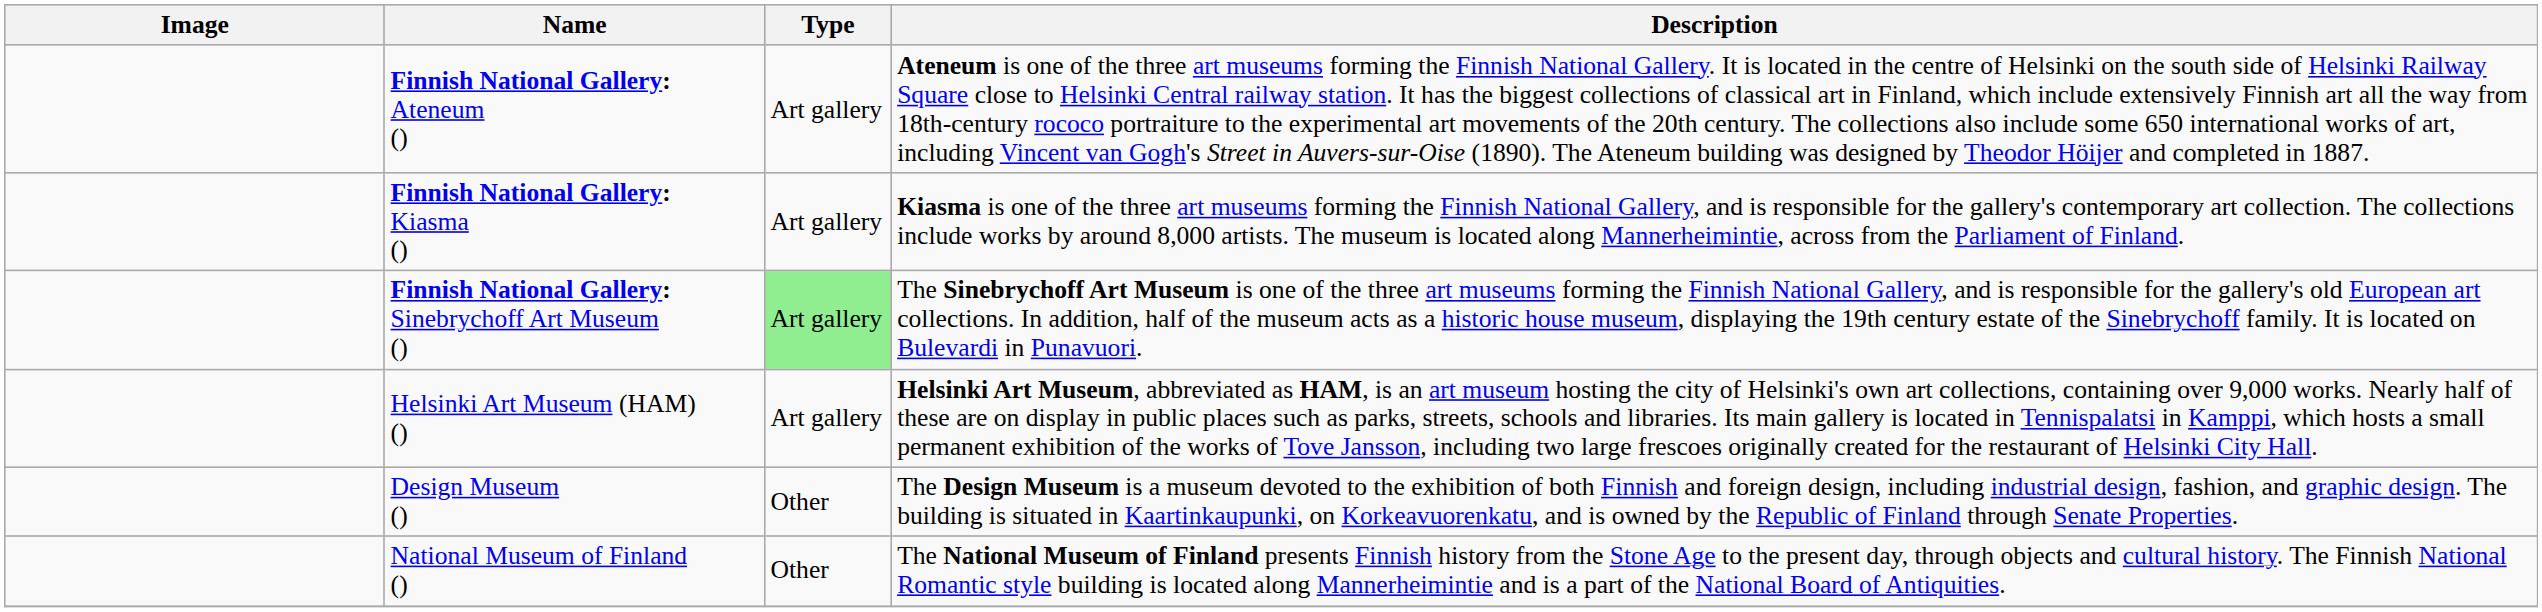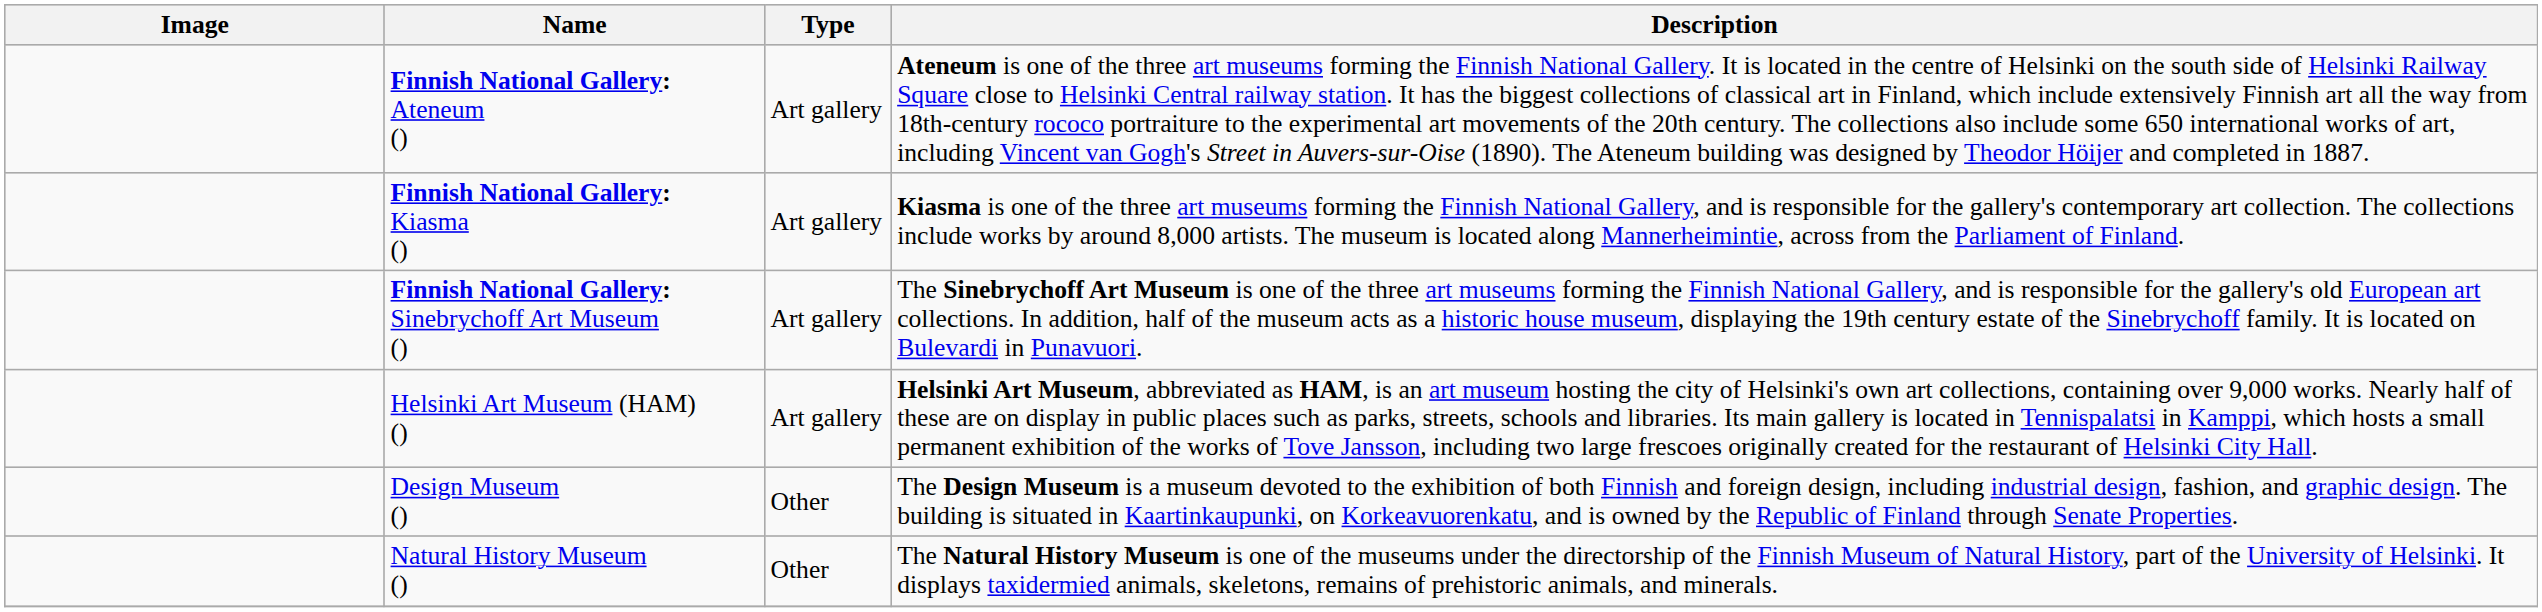(826, 319) lightgreen background -> (826, 319) no background
- row: (539, 570)
+ row: (519, 570)
